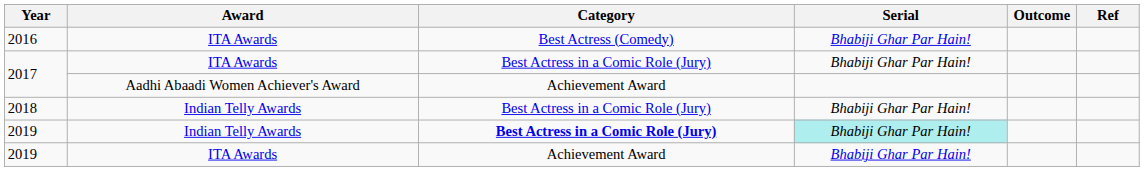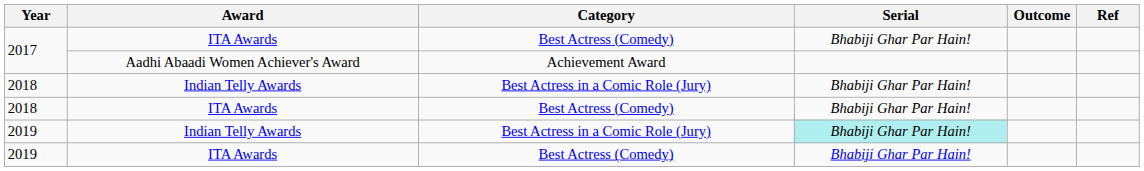- row: (22, 39)
(606, 62) Best Actress in a Comic Role (Jury) -> (606, 39) Best Actress (Comedy)
+ row: (22, 108)
(606, 131) bold -> (606, 131) normal
(606, 154) Achievement Award -> (606, 154) Best Actress (Comedy)
